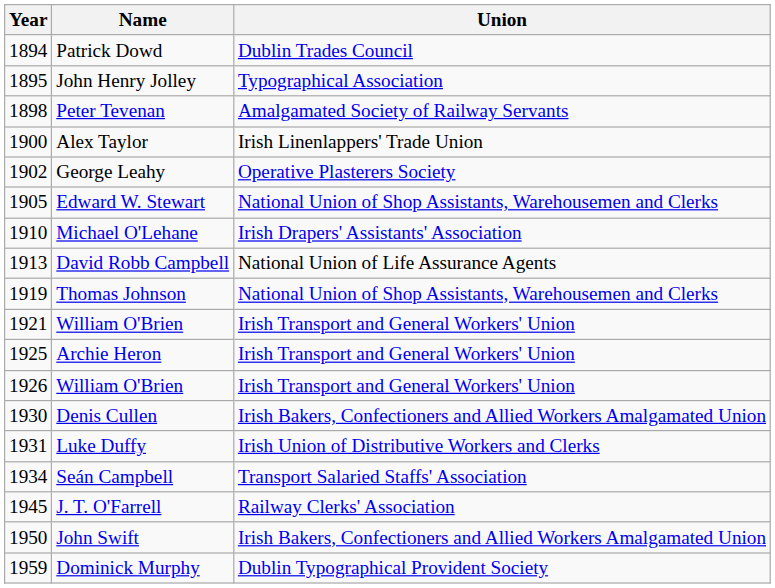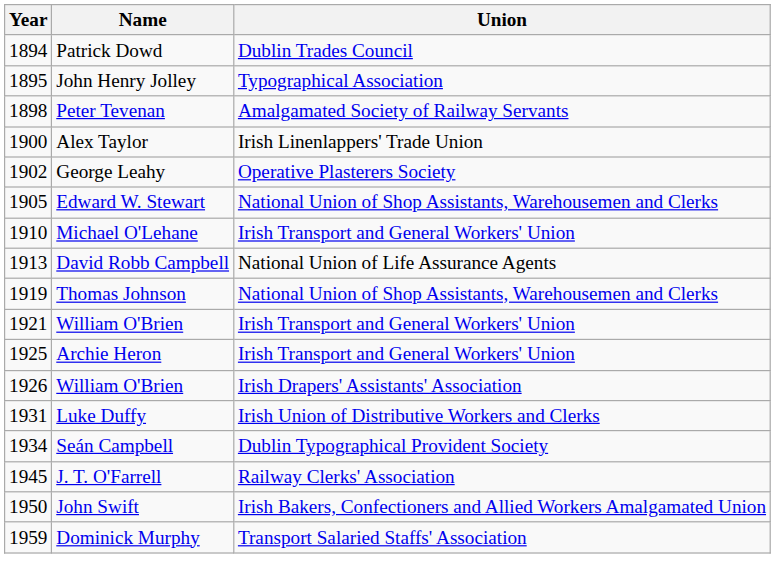(380, 232) Irish Drapers' Assistants' Association -> (406, 232) Irish Transport and General Workers' Union
(406, 385) Irish Transport and General Workers' Union -> (380, 385) Irish Drapers' Assistants' Association
- row: (28, 415)
(382, 476) Transport Salaried Staffs' Association -> (393, 446) Dublin Typographical Provident Society
(393, 567) Dublin Typographical Provident Society -> (382, 537) Transport Salaried Staffs' Association
